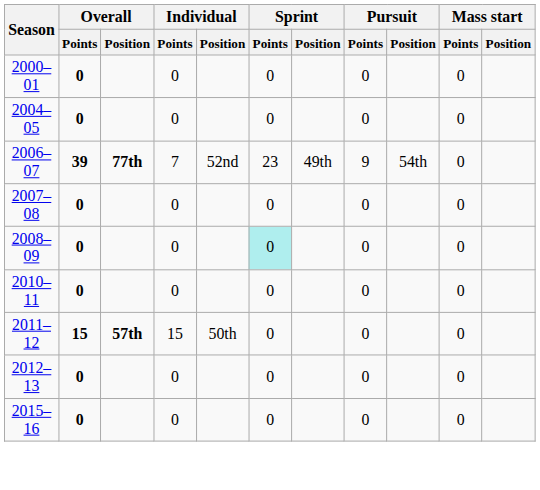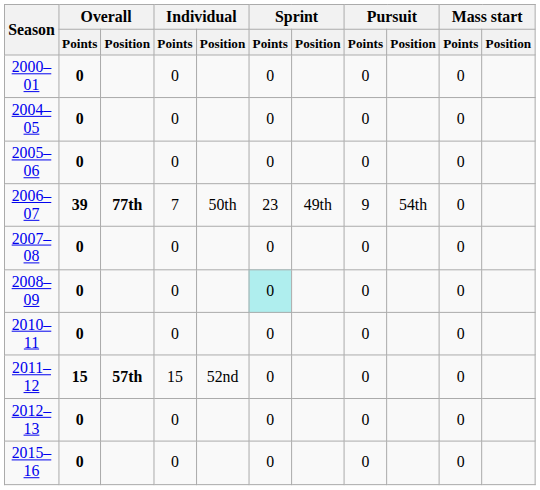+ row: (31, 162)
(223, 162) 52nd -> (223, 205) 50th
(223, 333) 50th -> (223, 376) 52nd
